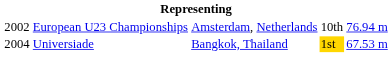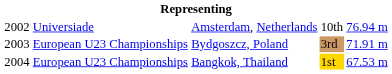(110, 26) European U23 Championships -> (63, 26) Universiade
+ row: (240, 44)
(63, 44) Universiade -> (110, 61) European U23 Championships
